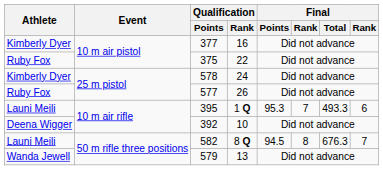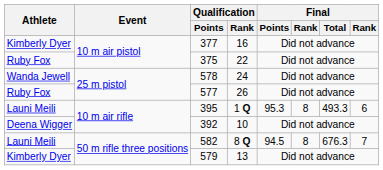(39, 77) Kimberly Dyer -> (38, 77) Wanda Jewell
(306, 109) 7 -> (306, 109) 8
(38, 157) Wanda Jewell -> (39, 157) Kimberly Dyer
